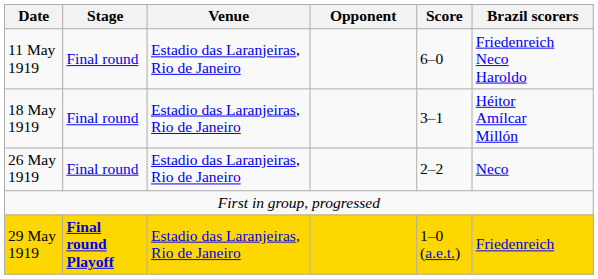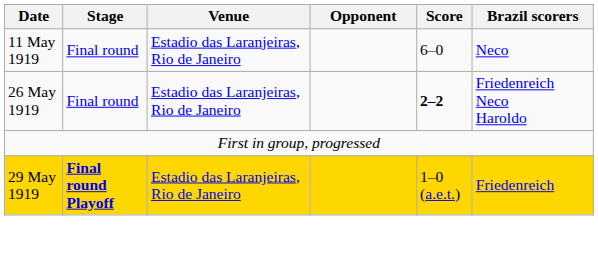(515, 58) Friedenreich Neco Haroldo -> (492, 50) Neco
- row: (32, 118)
(432, 169) normal -> (432, 100) bold
(492, 169) Neco -> (515, 100) Friedenreich Neco Haroldo
